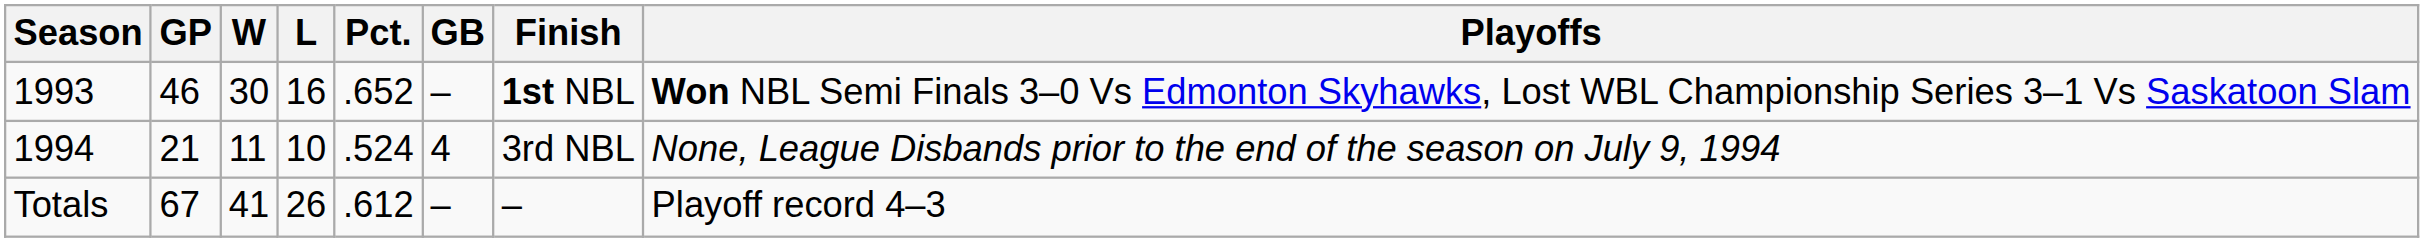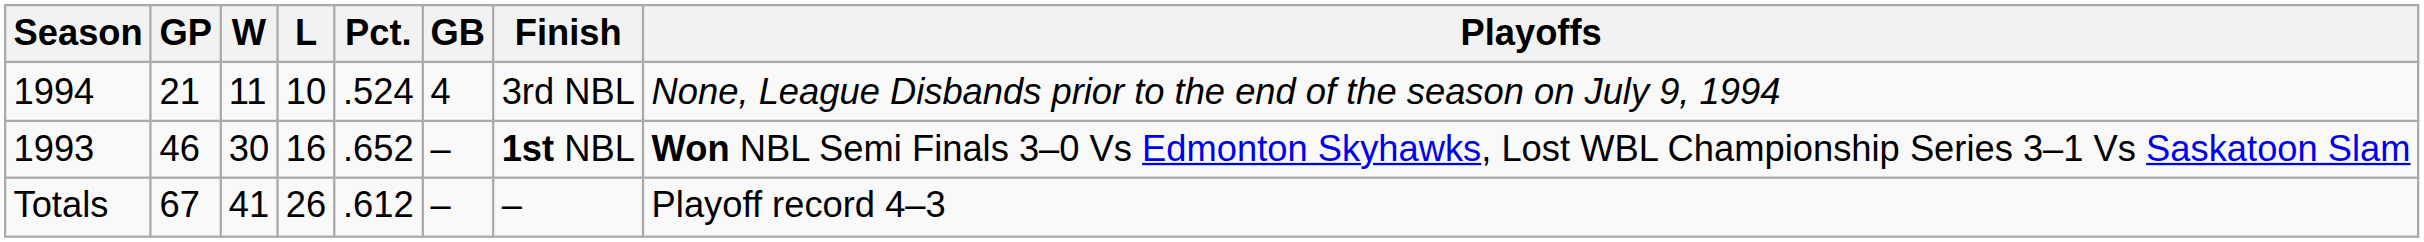rows swapped: (54, 90) <-> (54, 148)
